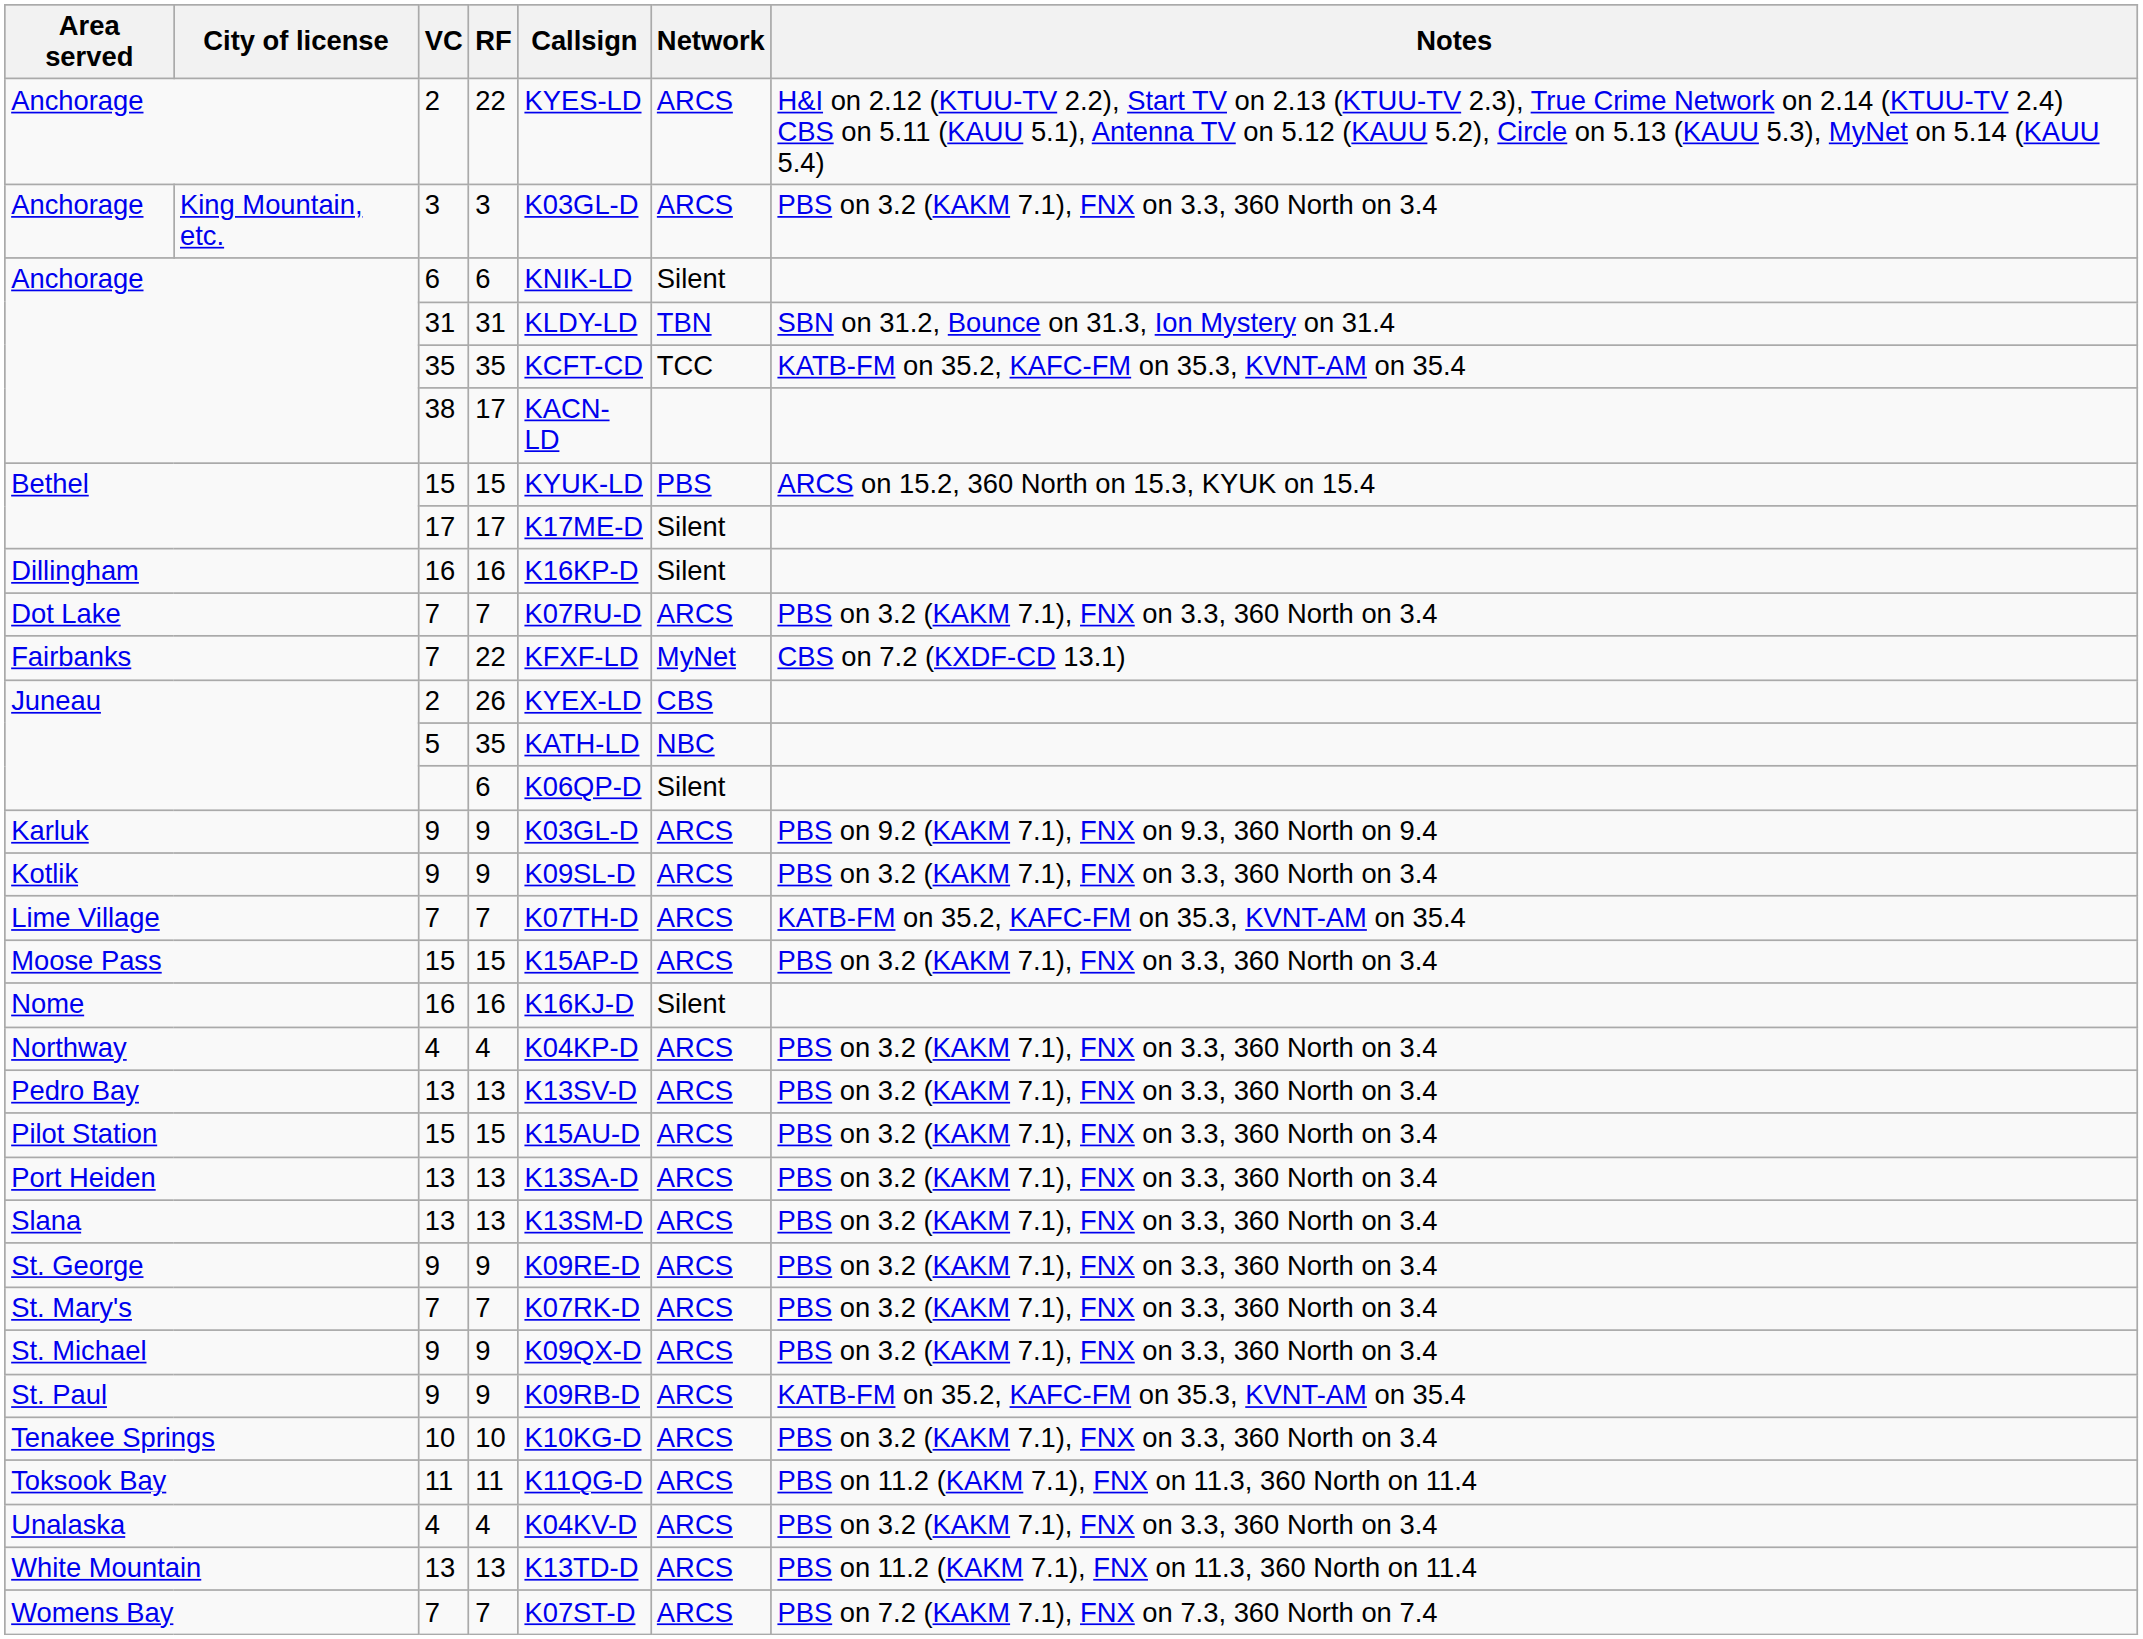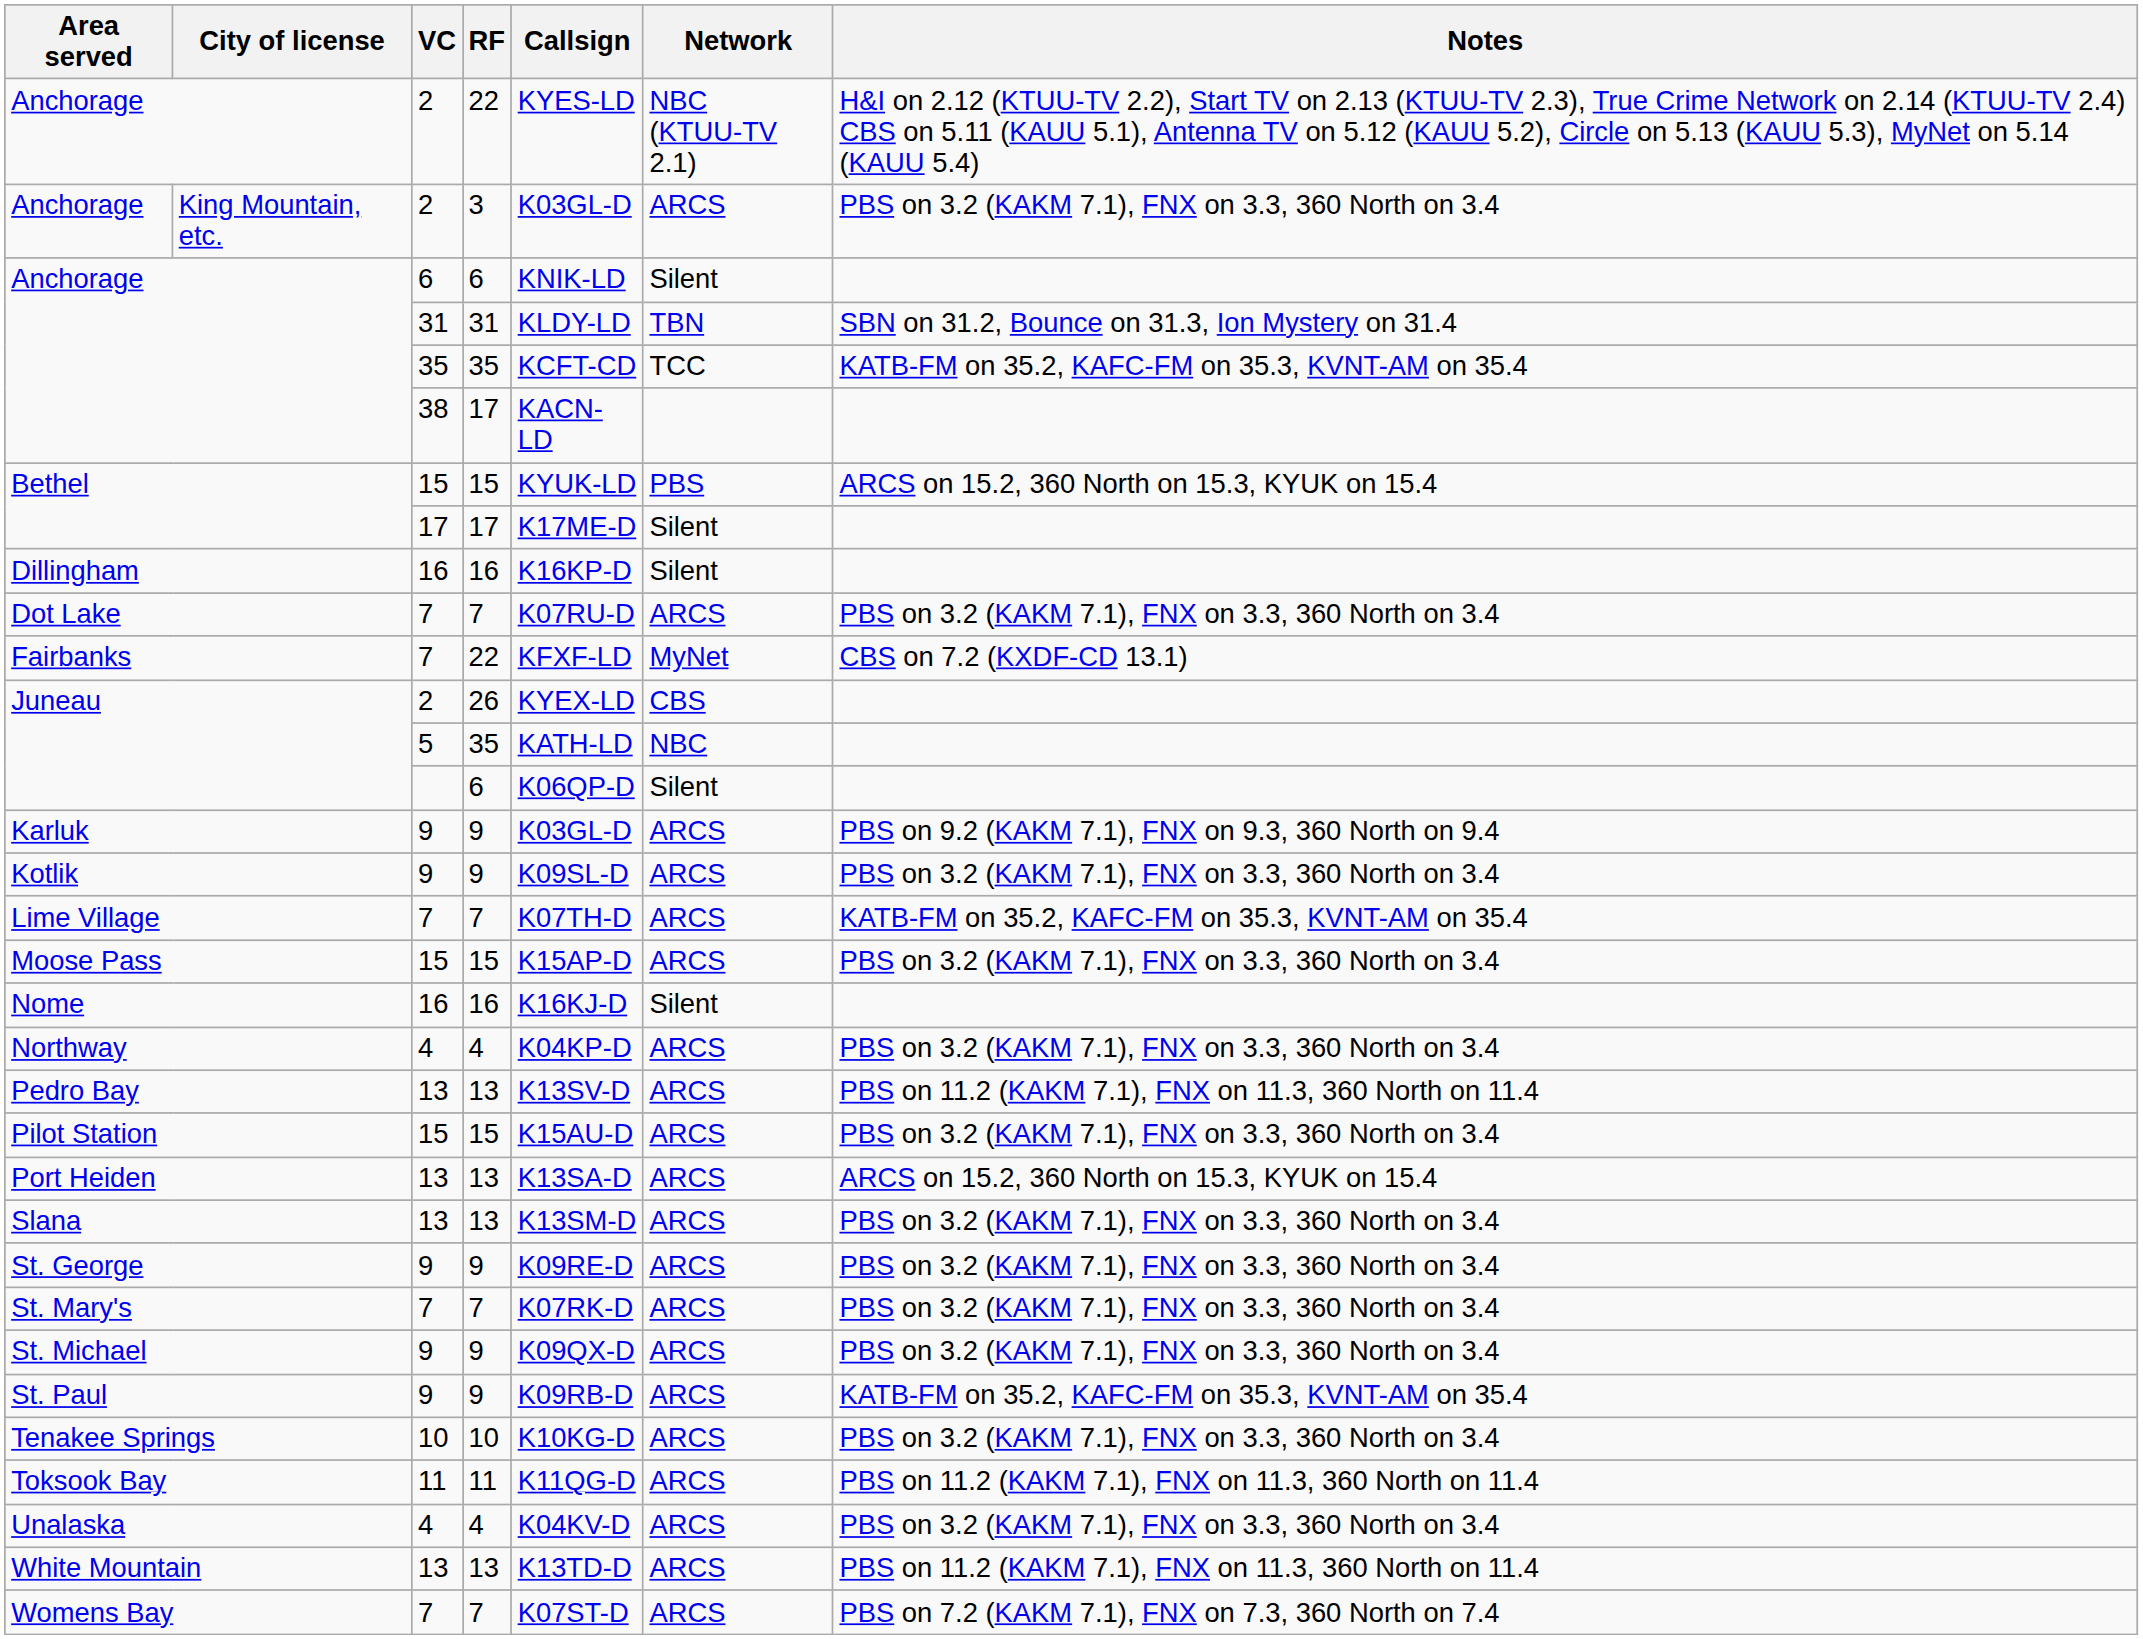(695, 100) ARCS -> (713, 131) NBC (KTUU-TV 2.1)
(432, 205) 3 -> (426, 205) 2
(1107, 1091) PBS on 3.2 (KAKM 7.1), FNX on 3.3, 360 North on 3.4 -> (1189, 1091) PBS on 11.2 (KAKM 7.1), FNX on 11.3, 360 North on 11.4
(1107, 1178) PBS on 3.2 (KAKM 7.1), FNX on 3.3, 360 North on 3.4 -> (1138, 1178) ARCS on 15.2, 360 North on 15.3, KYUK on 15.4
